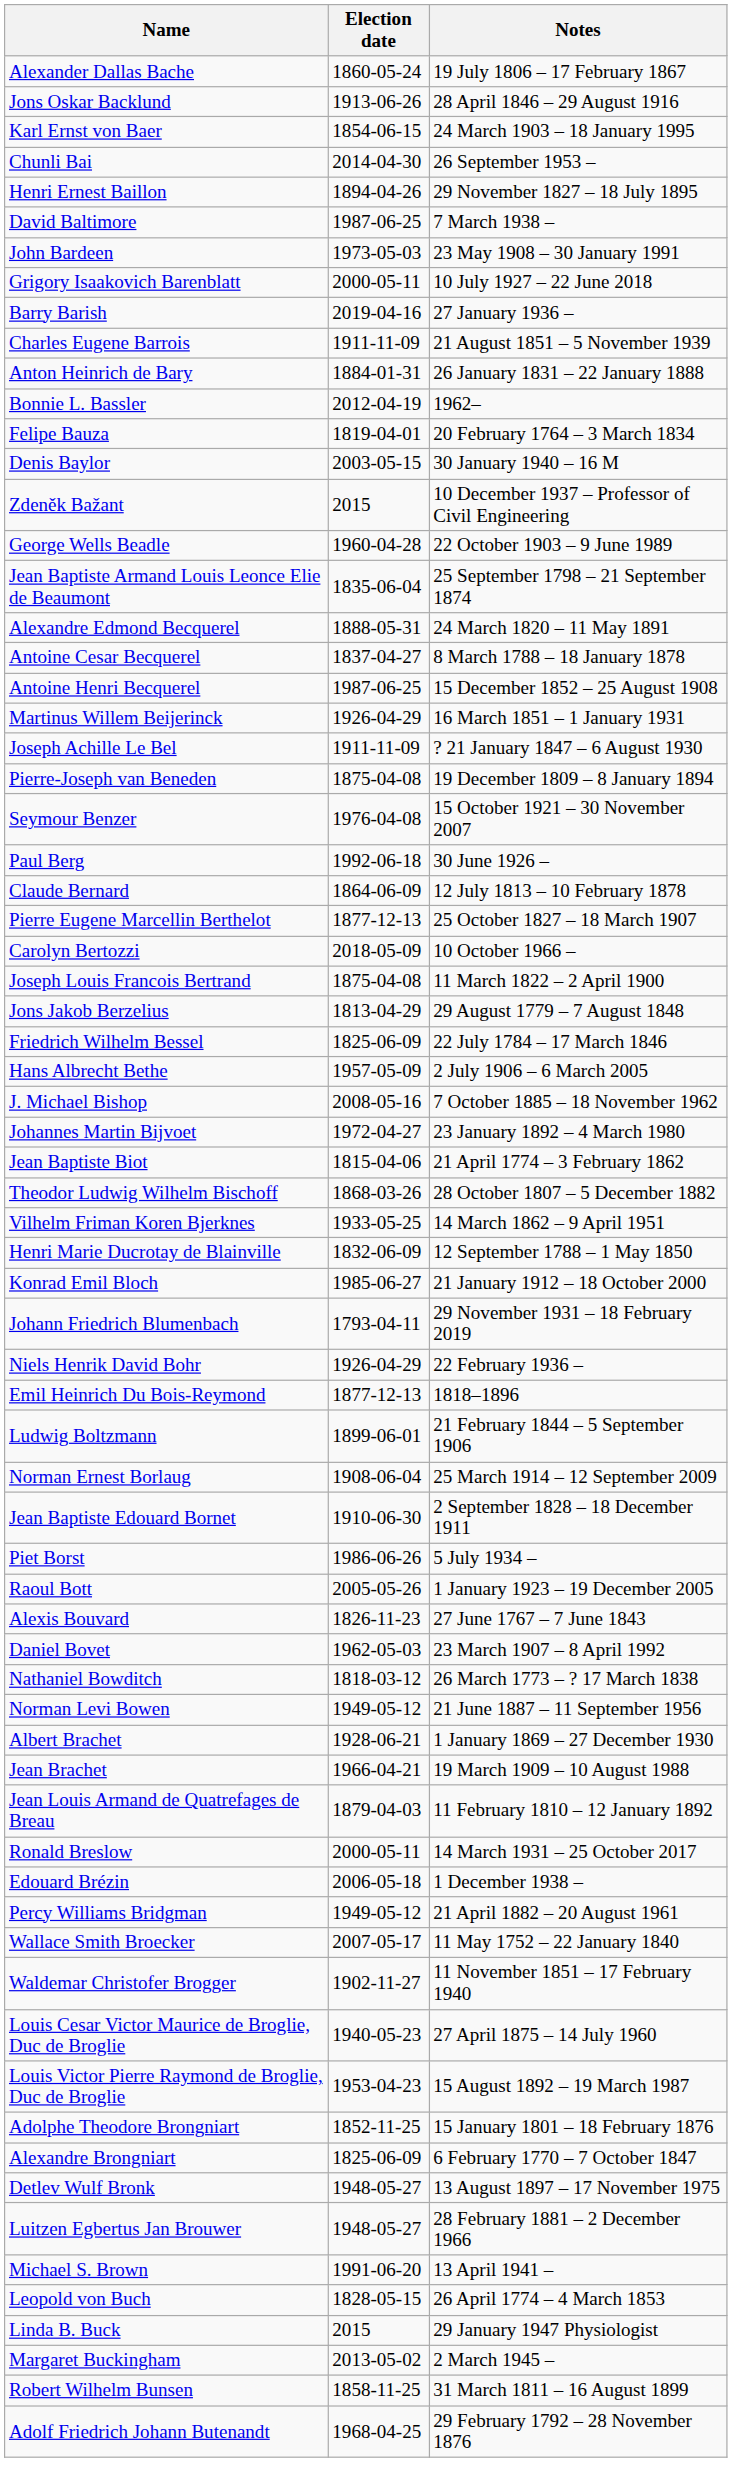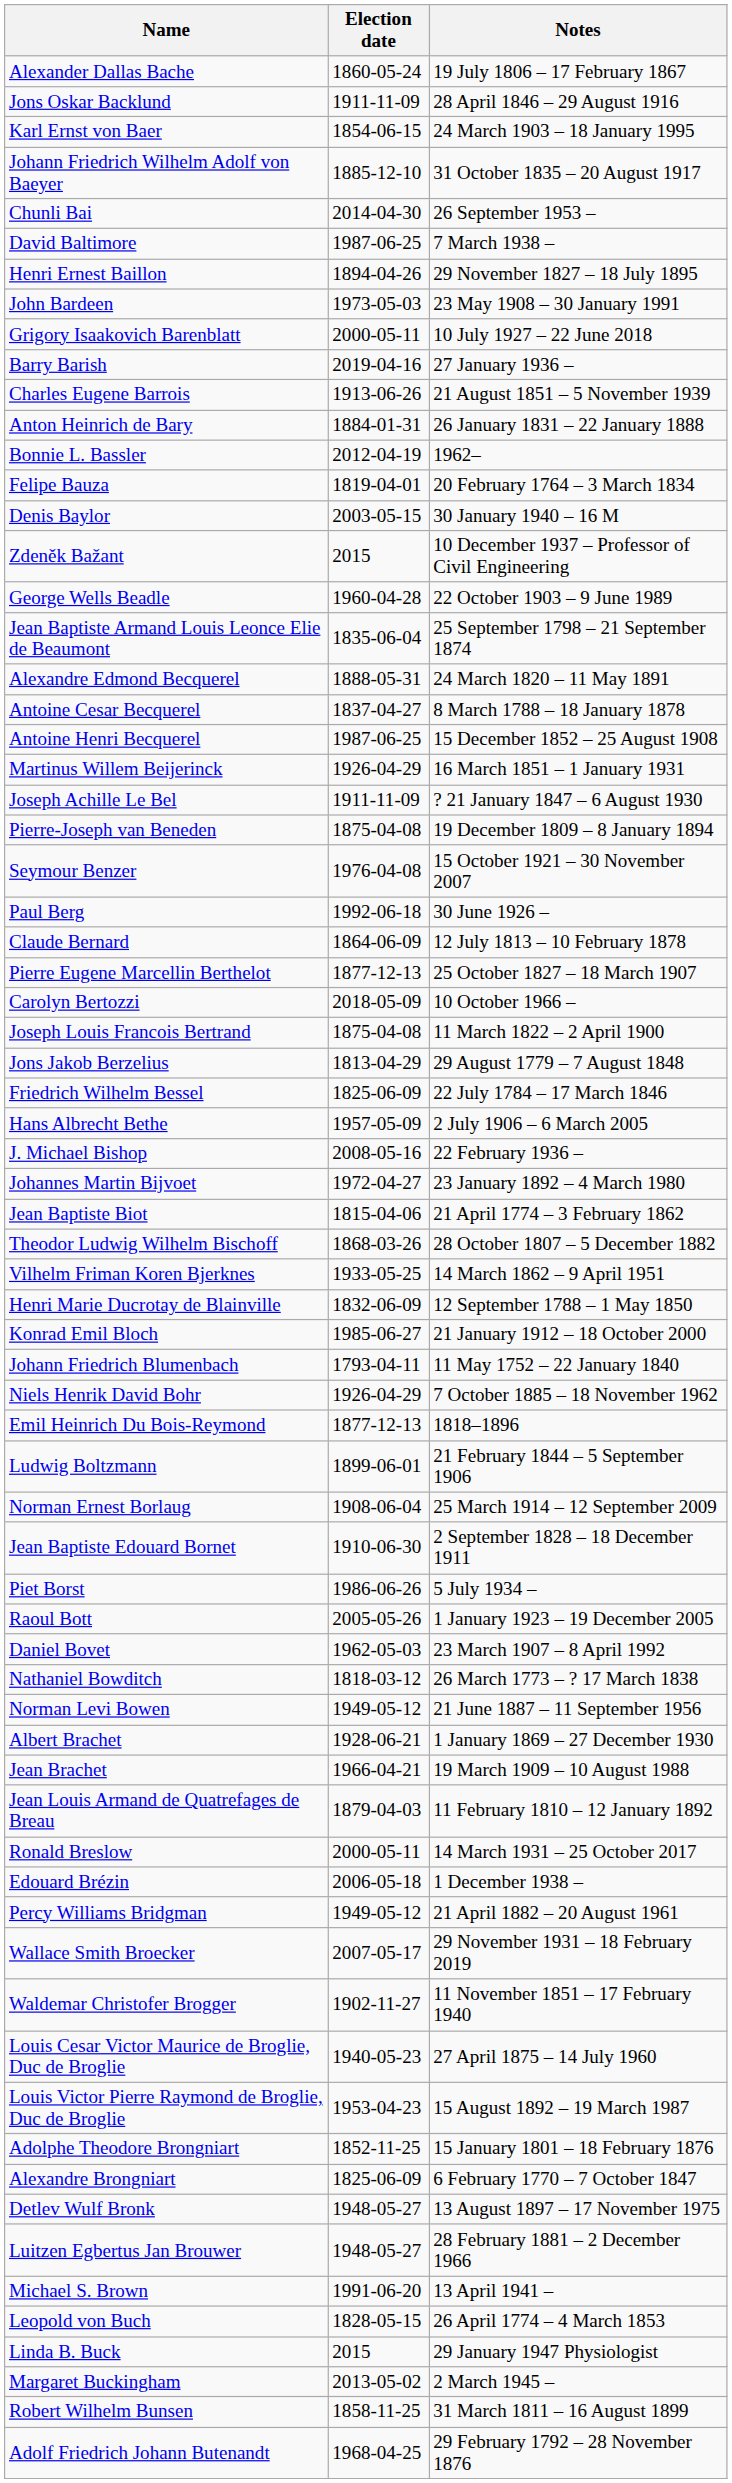(377, 101) 1913-06-26 -> (376, 101) 1911-11-09
+ row: (149, 172)
rows swapped: (88, 191) <-> (73, 222)
(376, 342) 1911-11-09 -> (377, 394) 1913-06-26
(576, 1101) 7 October 1885 – 18 November 1962 -> (508, 1153) 22 February 1936 –
(563, 1323) 29 November 1931 – 18 February 2019 -> (556, 1364) 11 May 1752 – 22 January 1840
(508, 1364) 22 February 1936 – -> (576, 1394) 7 October 1885 – 18 November 1962
- row: (69, 1618)
(556, 1942) 11 May 1752 – 22 January 1840 -> (563, 1953) 29 November 1931 – 18 February 2019
